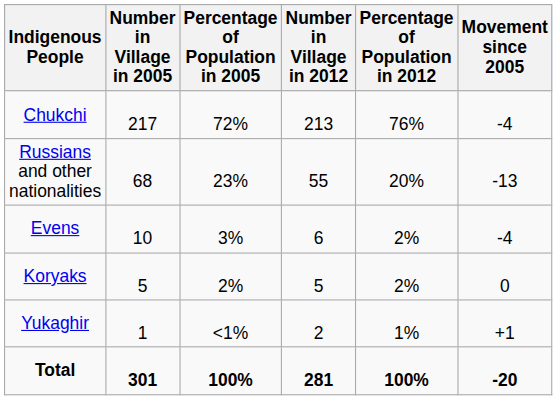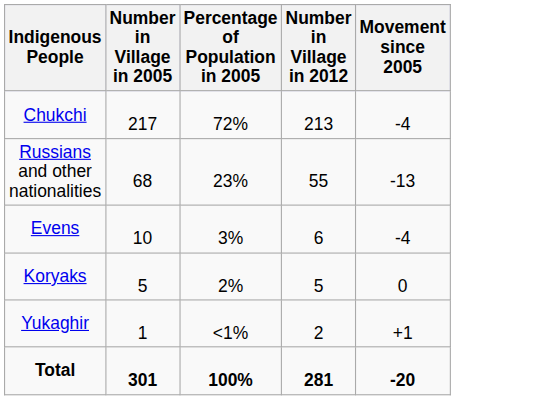- column: (407, 47)
